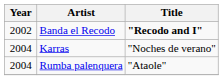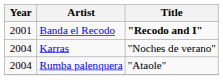(21, 30) 2002 -> (21, 30) 2001
